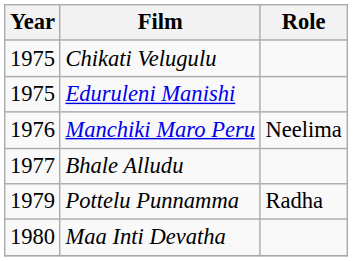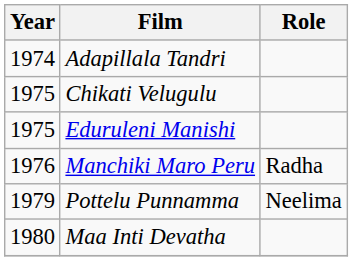+ row: (146, 58)
(304, 129) Neelima -> (294, 165) Radha
- row: (124, 165)
(294, 201) Radha -> (304, 201) Neelima
